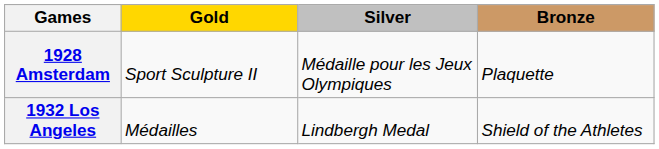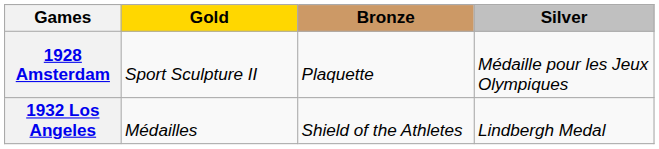columns swapped: (388, 18) <-> (566, 18)
